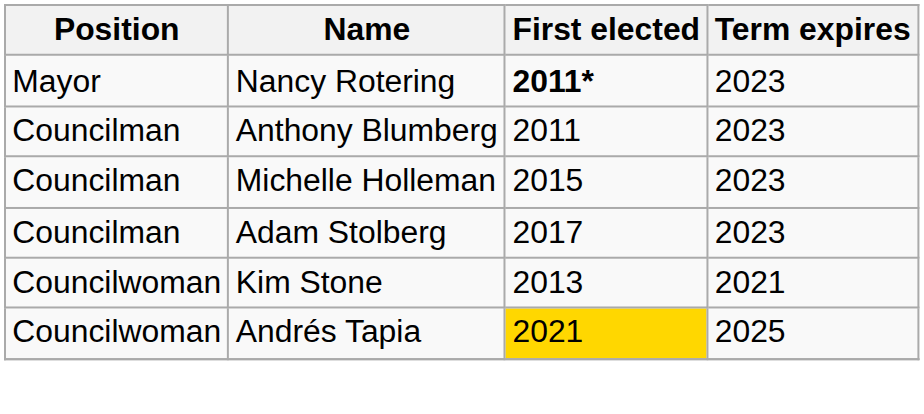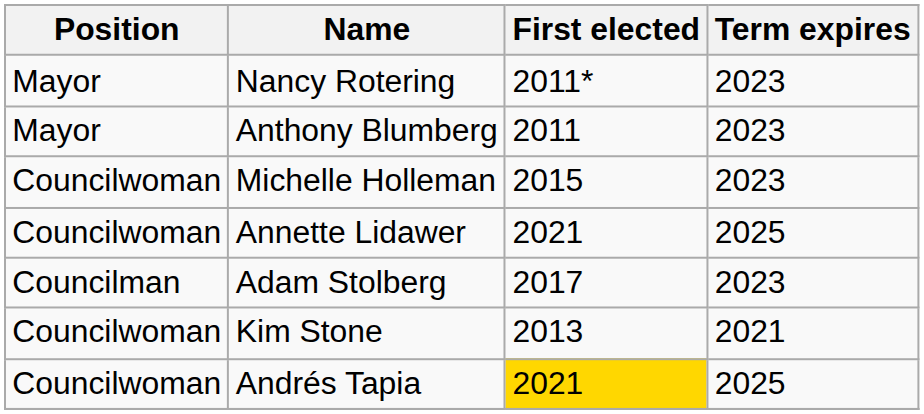(553, 80) bold -> (553, 80) normal
(96, 130) Councilman -> (57, 130) Mayor
(96, 181) Councilman -> (117, 181) Councilwoman
+ row: (351, 231)
